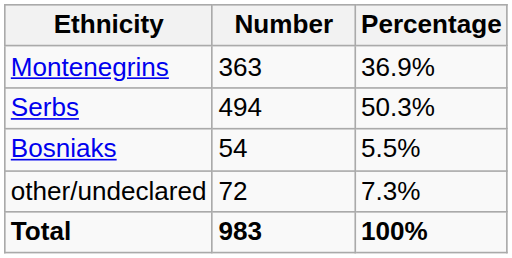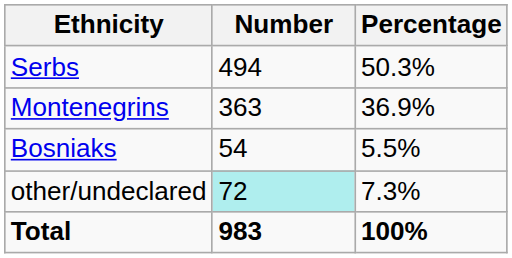rows swapped: (45, 107) <-> (90, 66)
(233, 190) no background -> (233, 190) paleturquoise background
